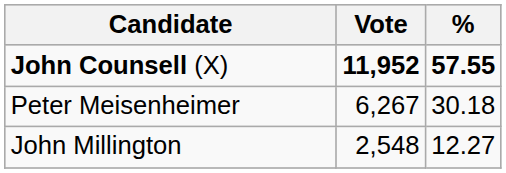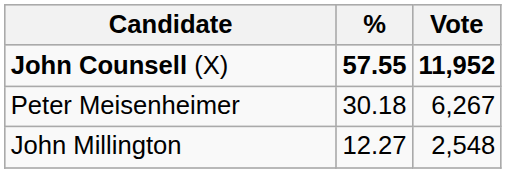columns swapped: (381, 24) <-> (463, 24)
